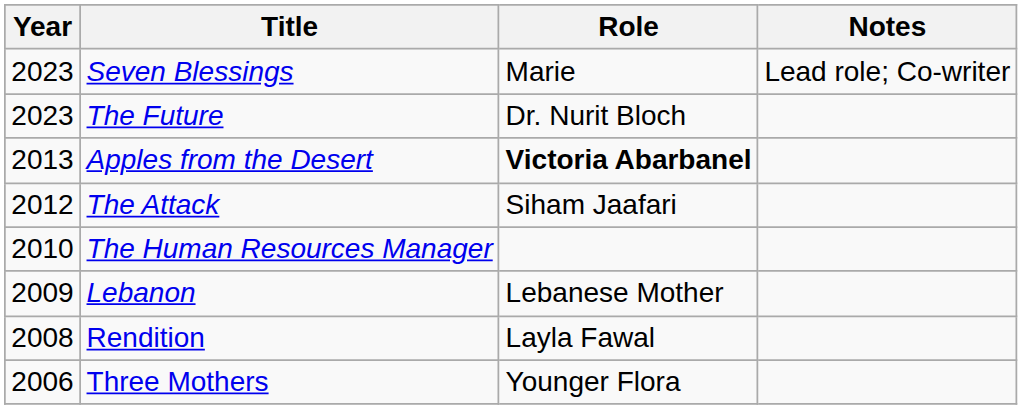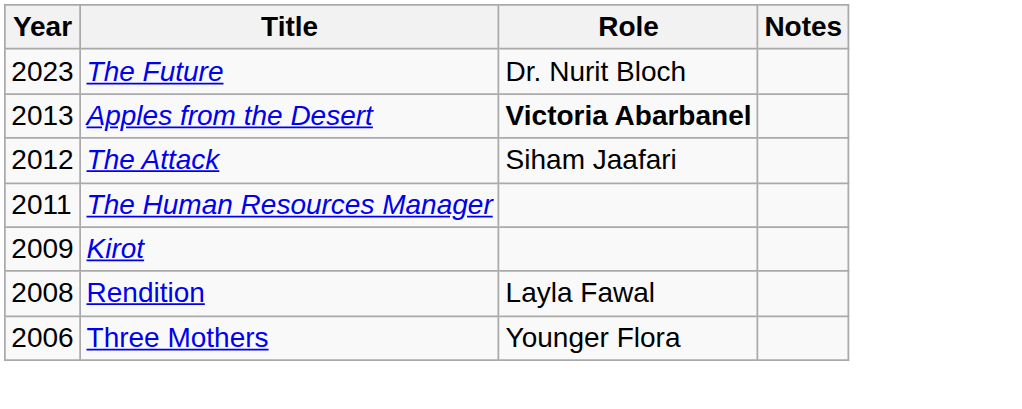- row: (190, 71)
(42, 248) 2010 -> (41, 204) 2011
- row: (141, 293)
+ row: (115, 248)
